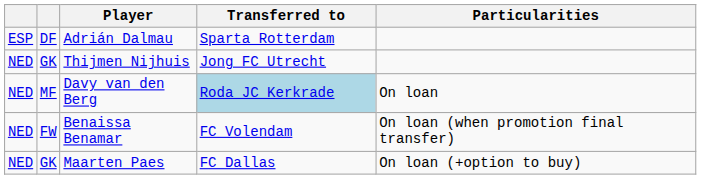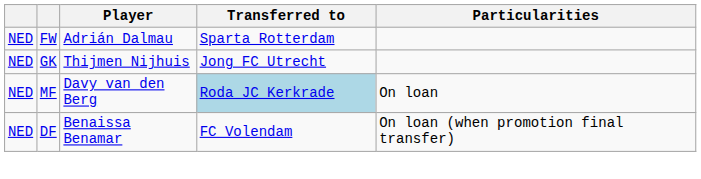(21, 39) ESP -> (21, 39) NED
(48, 39) DF -> (48, 39) FW
(48, 132) FW -> (48, 132) DF
- row: (114, 163)
